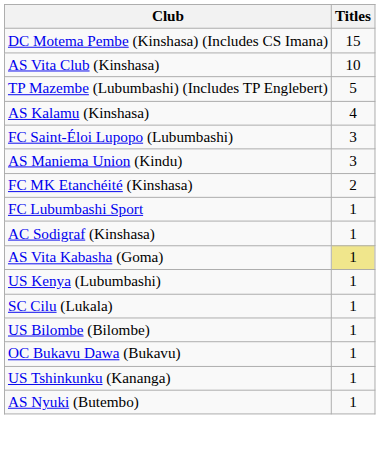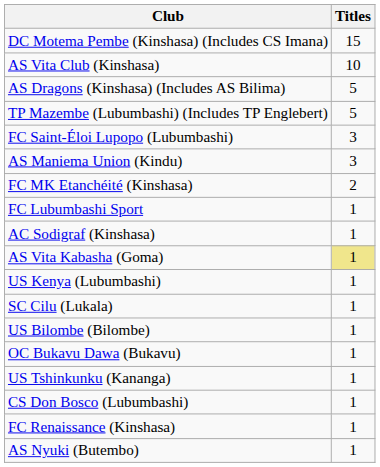+ row: (147, 88)
- row: (78, 112)
+ row: (98, 402)
+ row: (92, 426)
